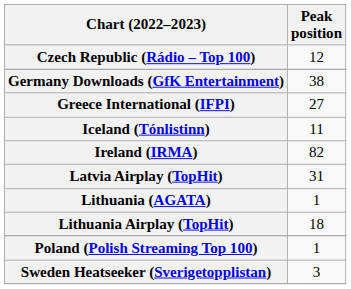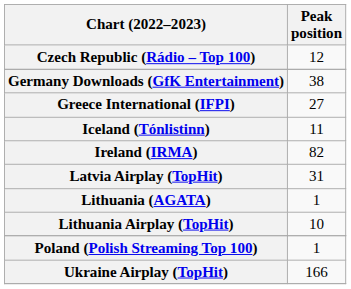(317, 224) 18 -> (317, 224) 10
- row: (146, 271)
+ row: (146, 271)
